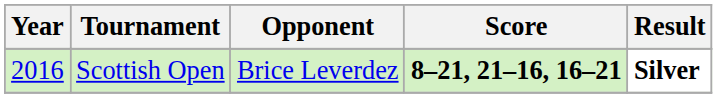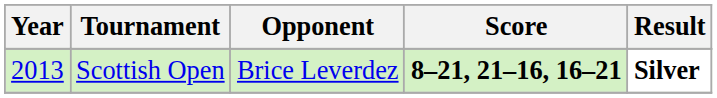(37, 70) 2016 -> (37, 70) 2013
